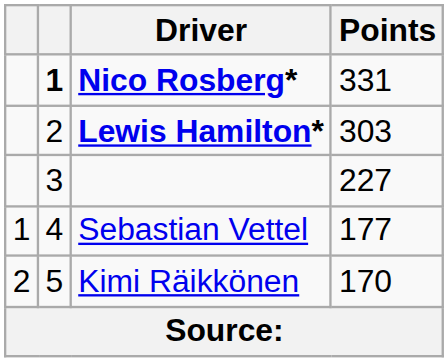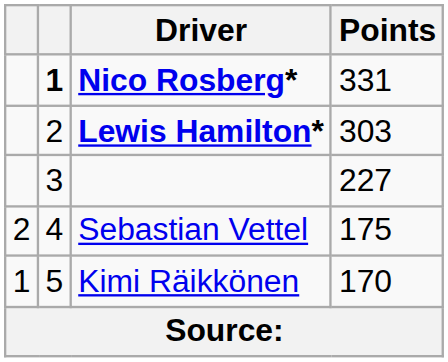(22, 231) 1 -> (22, 231) 2
(366, 231) 177 -> (366, 231) 175
(22, 281) 2 -> (22, 281) 1
